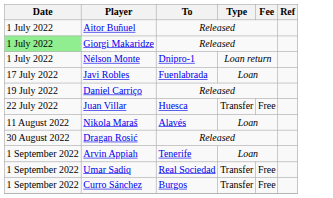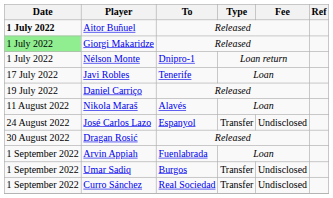(30, 28) normal -> (31, 28) bold
(183, 75) Fuenlabrada -> (175, 75) Tenerife
- row: (105, 106)
+ row: (117, 122)
(175, 153) Tenerife -> (183, 153) Fuenlabrada
(187, 169) Real Sociedad -> (173, 169) Burgos
(267, 169) Free -> (282, 169) Undisclosed
(173, 185) Burgos -> (187, 185) Real Sociedad
(267, 185) Free -> (282, 185) Undisclosed
